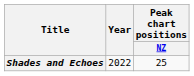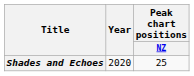(120, 63) 2022 -> (120, 63) 2020
